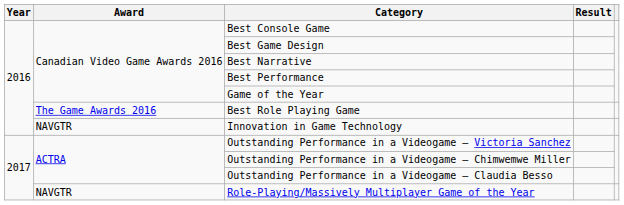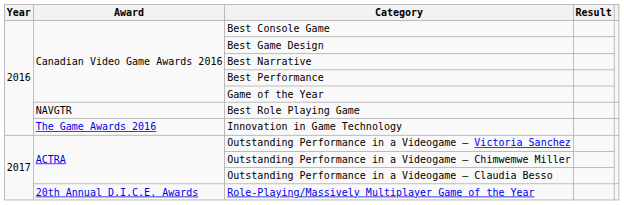(96, 110) The Game Awards 2016 -> (54, 110) NAVGTR
(54, 127) NAVGTR -> (96, 127) The Game Awards 2016
(54, 192) NAVGTR -> (117, 192) 20th Annual D.I.C.E. Awards
